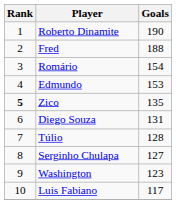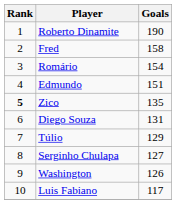(155, 48) 188 -> (155, 48) 158
(155, 84) 153 -> (155, 84) 151
(155, 137) 128 -> (155, 137) 129
(155, 173) 123 -> (155, 173) 126
